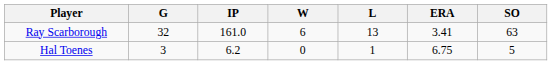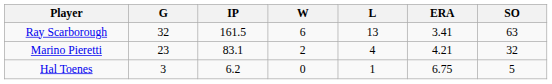(233, 32) 161.0 -> (233, 32) 161.5
+ row: (66, 50)
